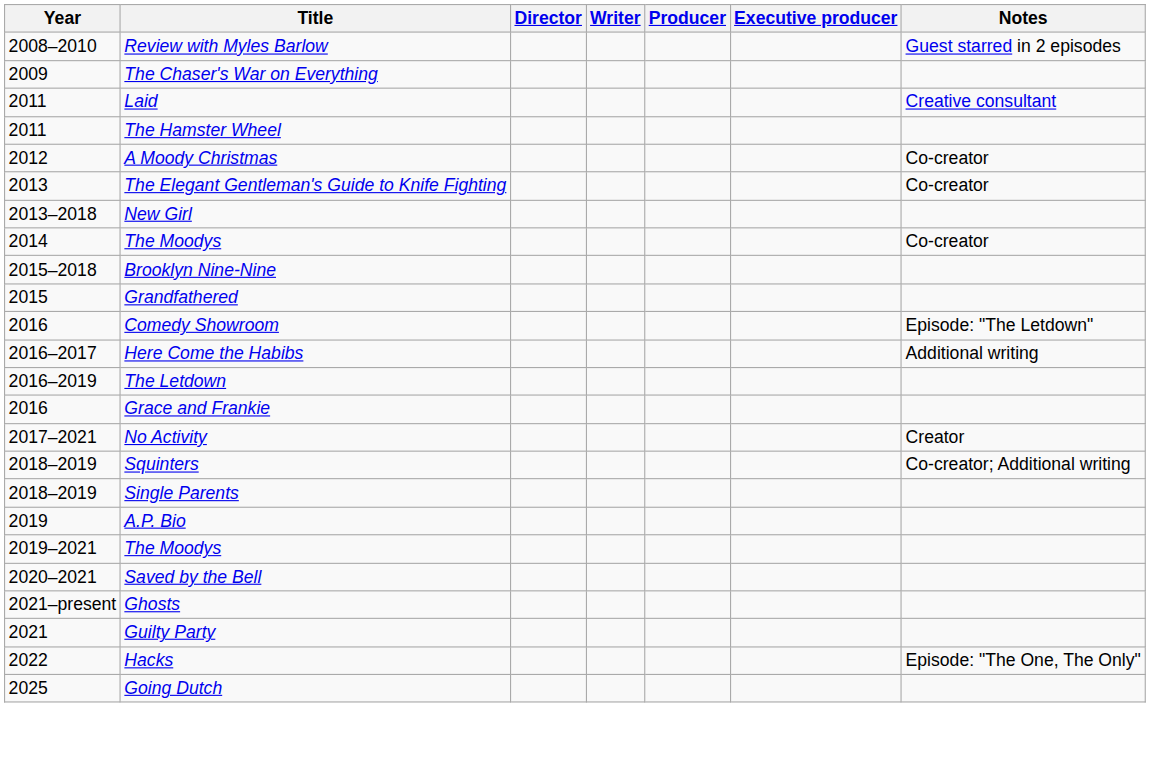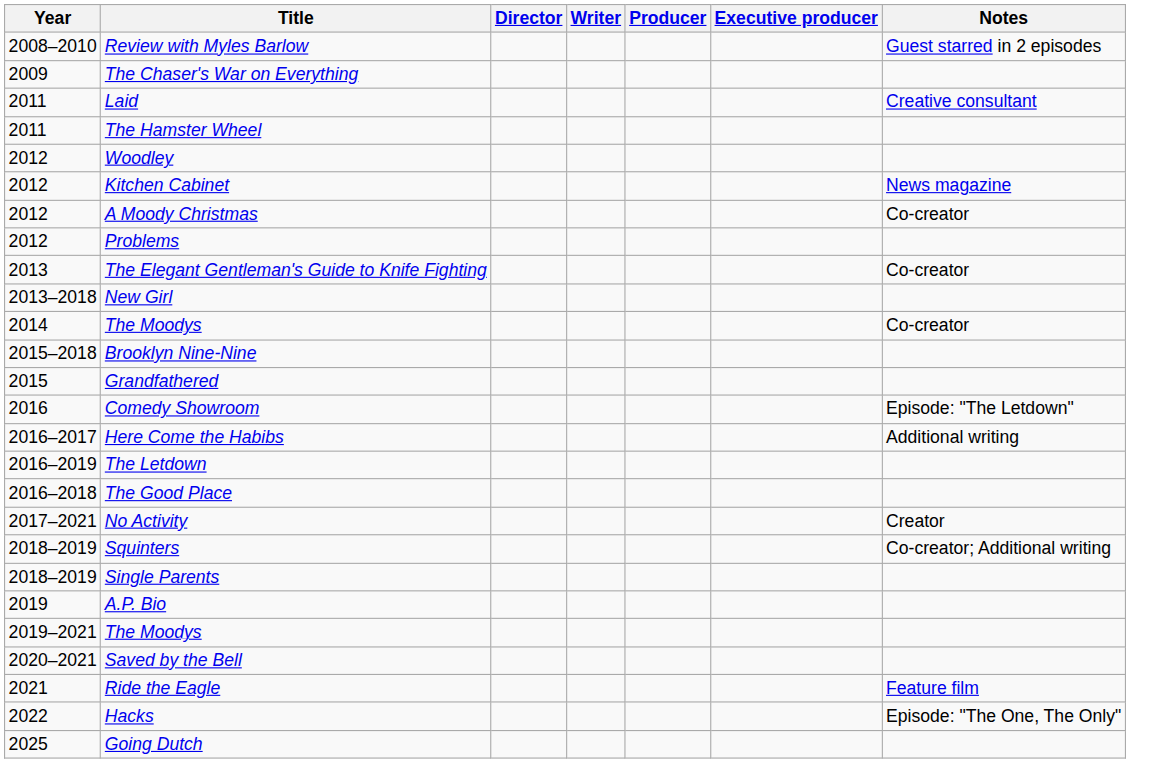+ row: (28, 158)
+ row: (28, 185)
+ row: (28, 241)
- row: (28, 409)
+ row: (53, 492)
+ row: (28, 688)
- row: (62, 604)
- row: (28, 632)
